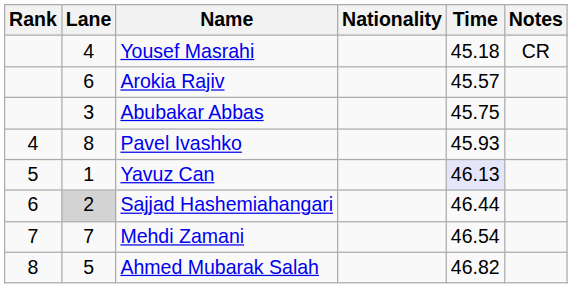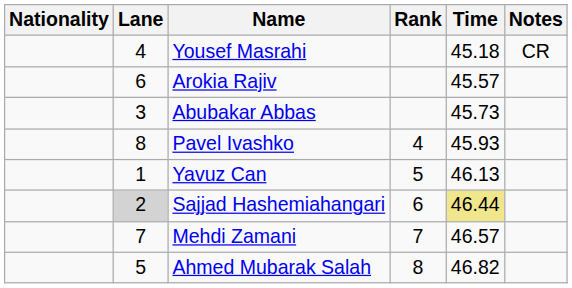columns swapped: (33, 19) <-> (392, 19)
(475, 112) 45.75 -> (475, 112) 45.73
(475, 174) lavender background -> (475, 174) no background
(475, 205) no background -> (475, 205) khaki background
(475, 236) 46.54 -> (475, 236) 46.57
